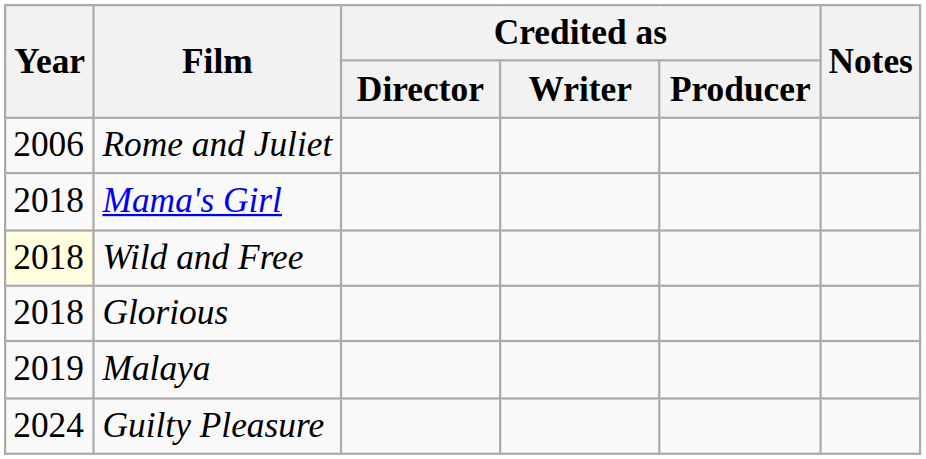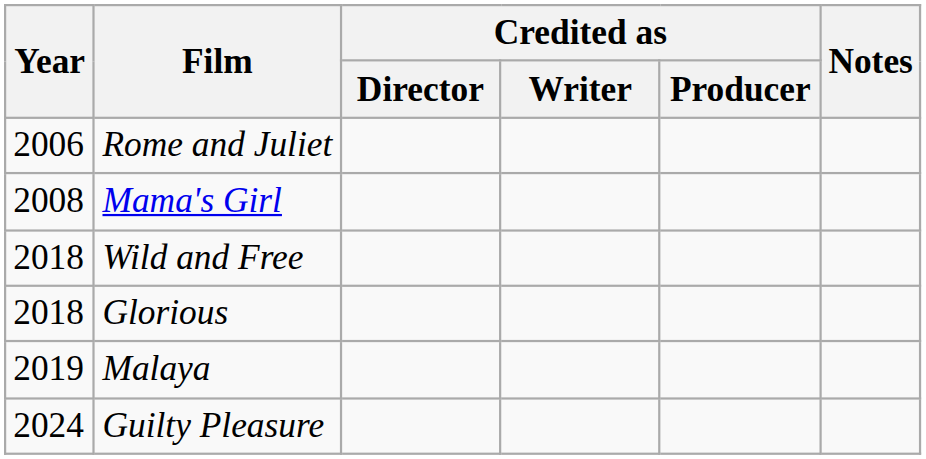(49, 200) 2018 -> (49, 200) 2008
(49, 256) lightyellow background -> (49, 256) no background
